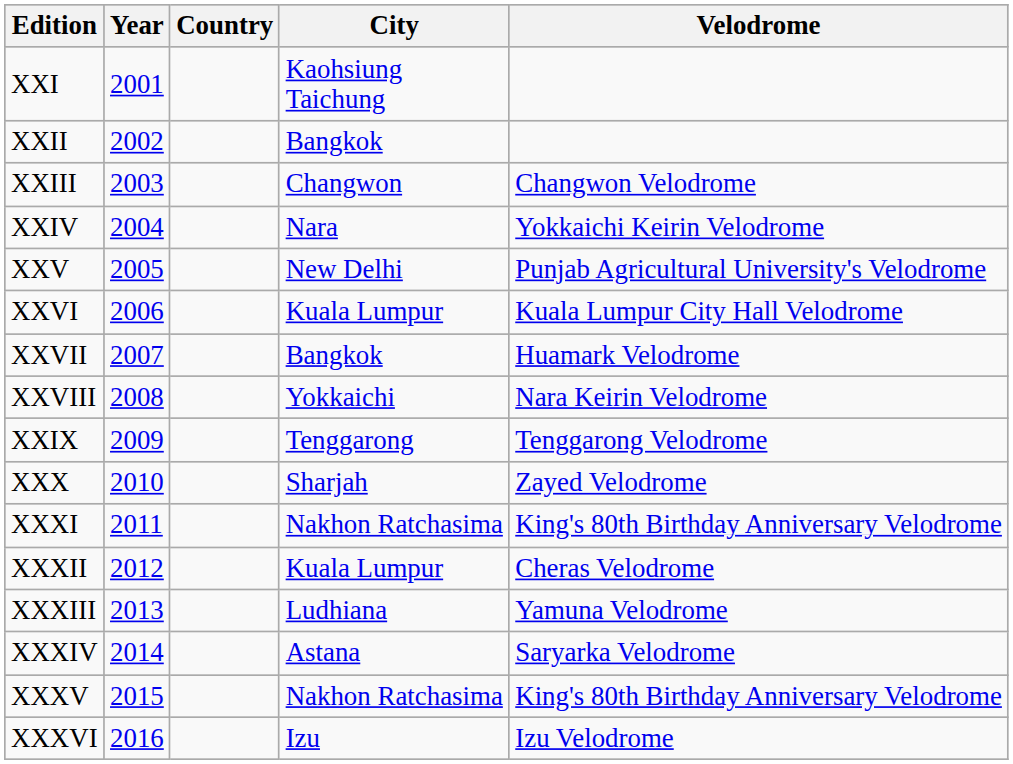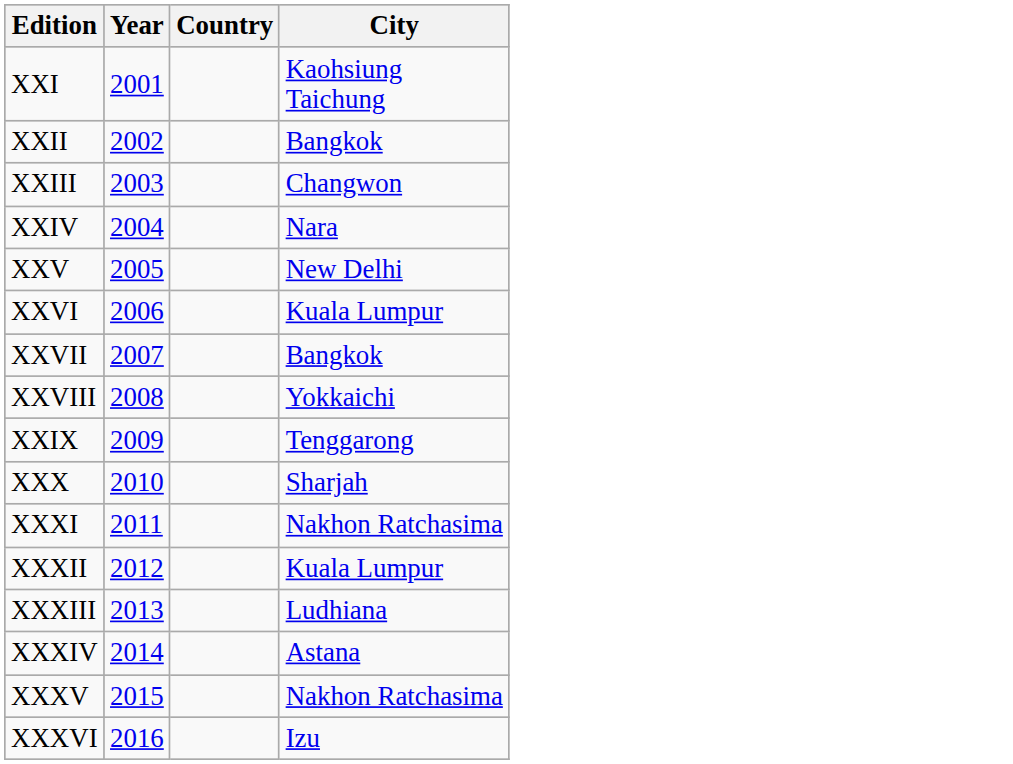- column: (759, 25)
